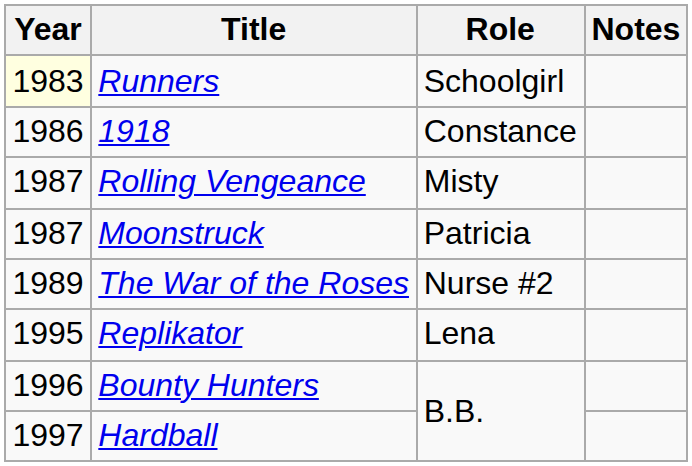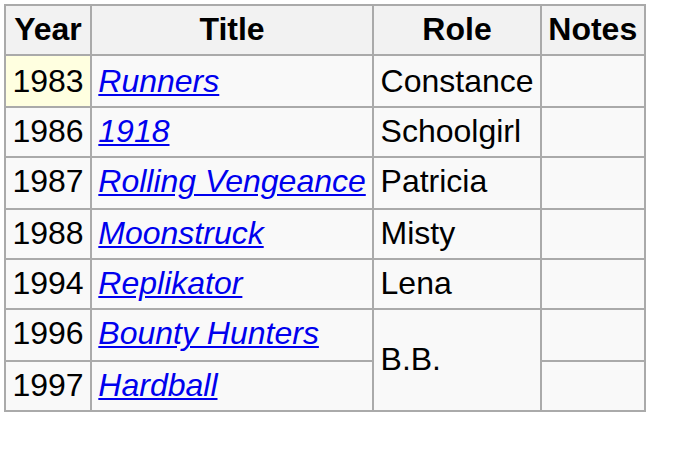(494, 80) Schoolgirl -> (457, 80) Constance
(500, 131) Constance -> (451, 131) Schoolgirl
(461, 182) Misty -> (434, 182) Patricia
(48, 232) 1987 -> (48, 232) 1988
(477, 232) Patricia -> (418, 232) Misty
- row: (254, 283)
(48, 334) 1995 -> (48, 283) 1994
